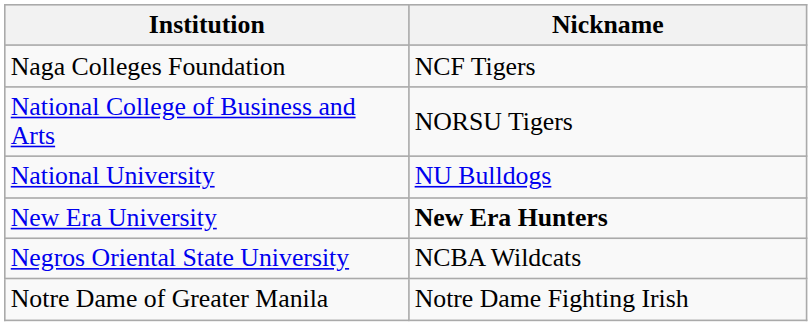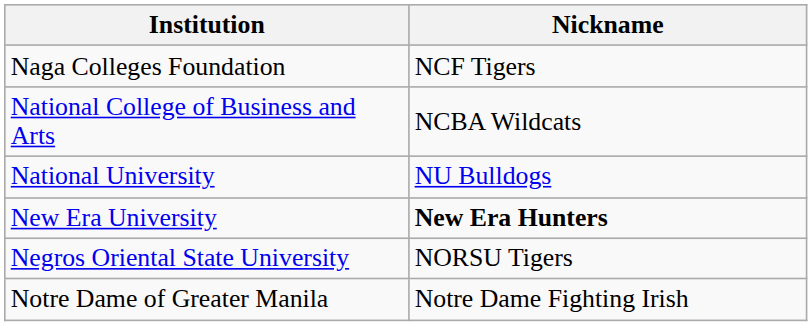(494, 121) NORSU Tigers -> (498, 121) NCBA Wildcats
(498, 258) NCBA Wildcats -> (494, 258) NORSU Tigers
